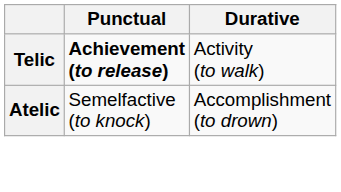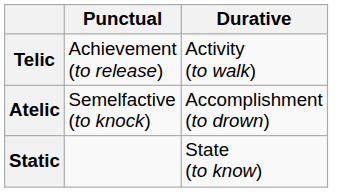(127, 59) bold -> (123, 59) normal
+ row: (34, 161)
